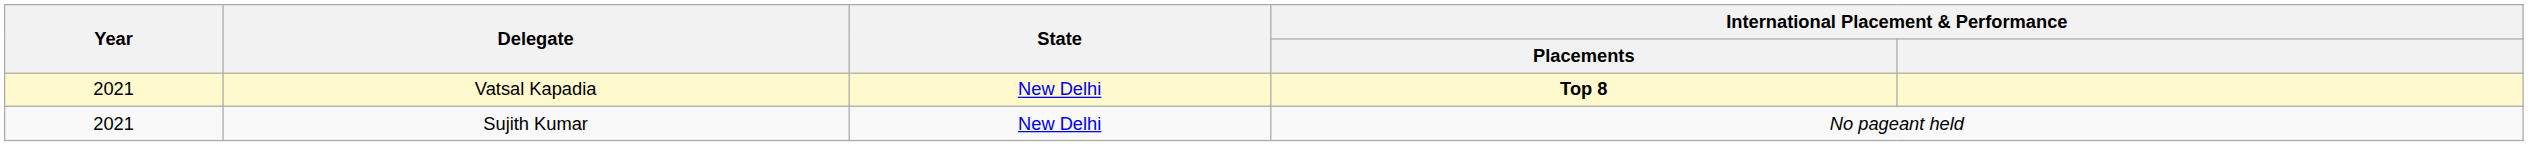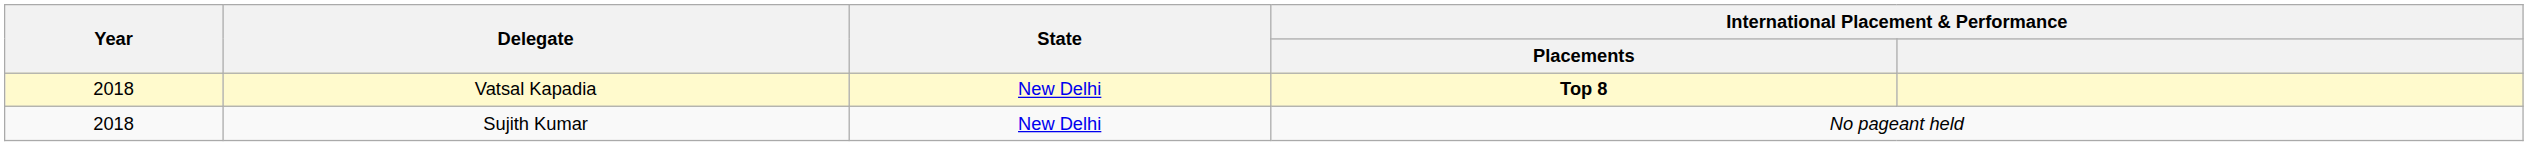(114, 90) 2021 -> (114, 90) 2018
(114, 124) 2021 -> (114, 124) 2018
